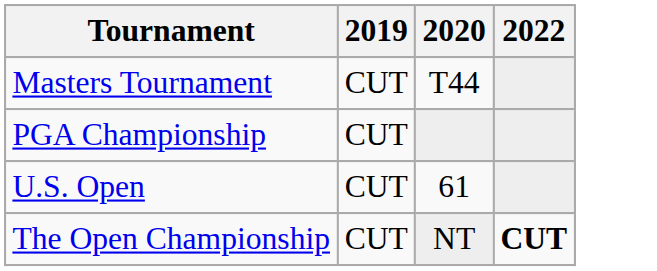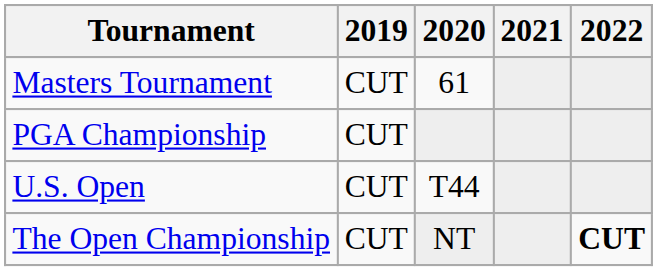+ column: (532, 30)
(454, 82) T44 -> (454, 82) 61
(454, 187) 61 -> (454, 187) T44
